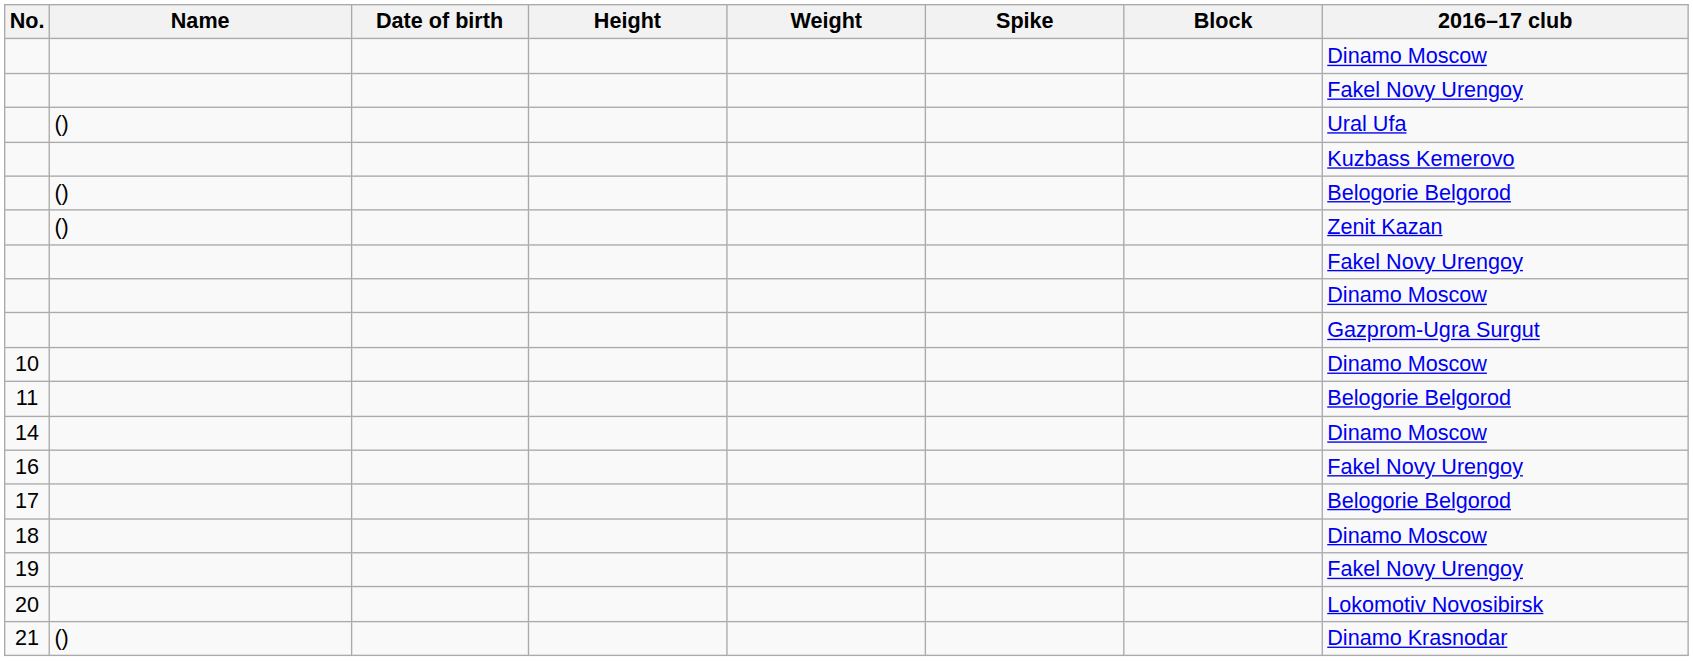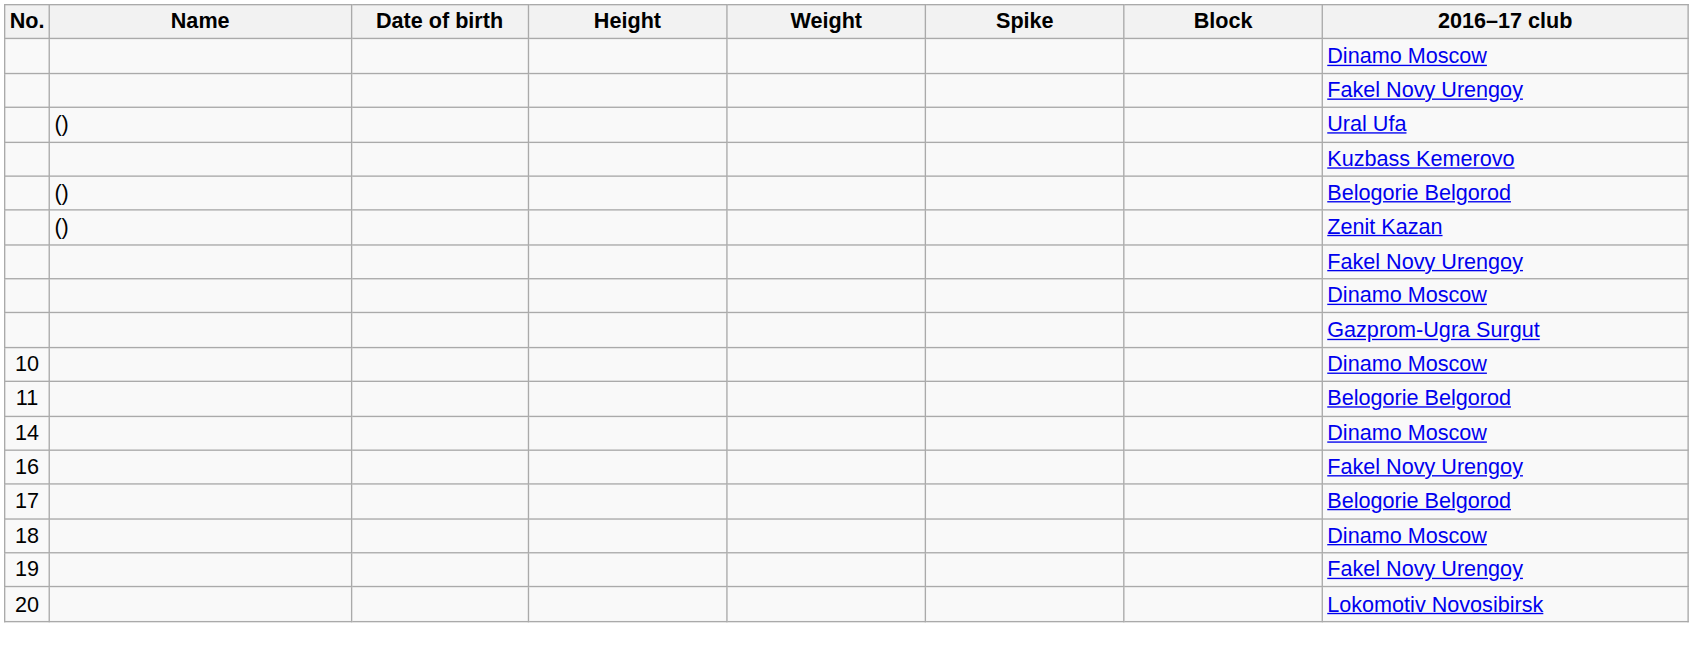- row: (27, 638)
